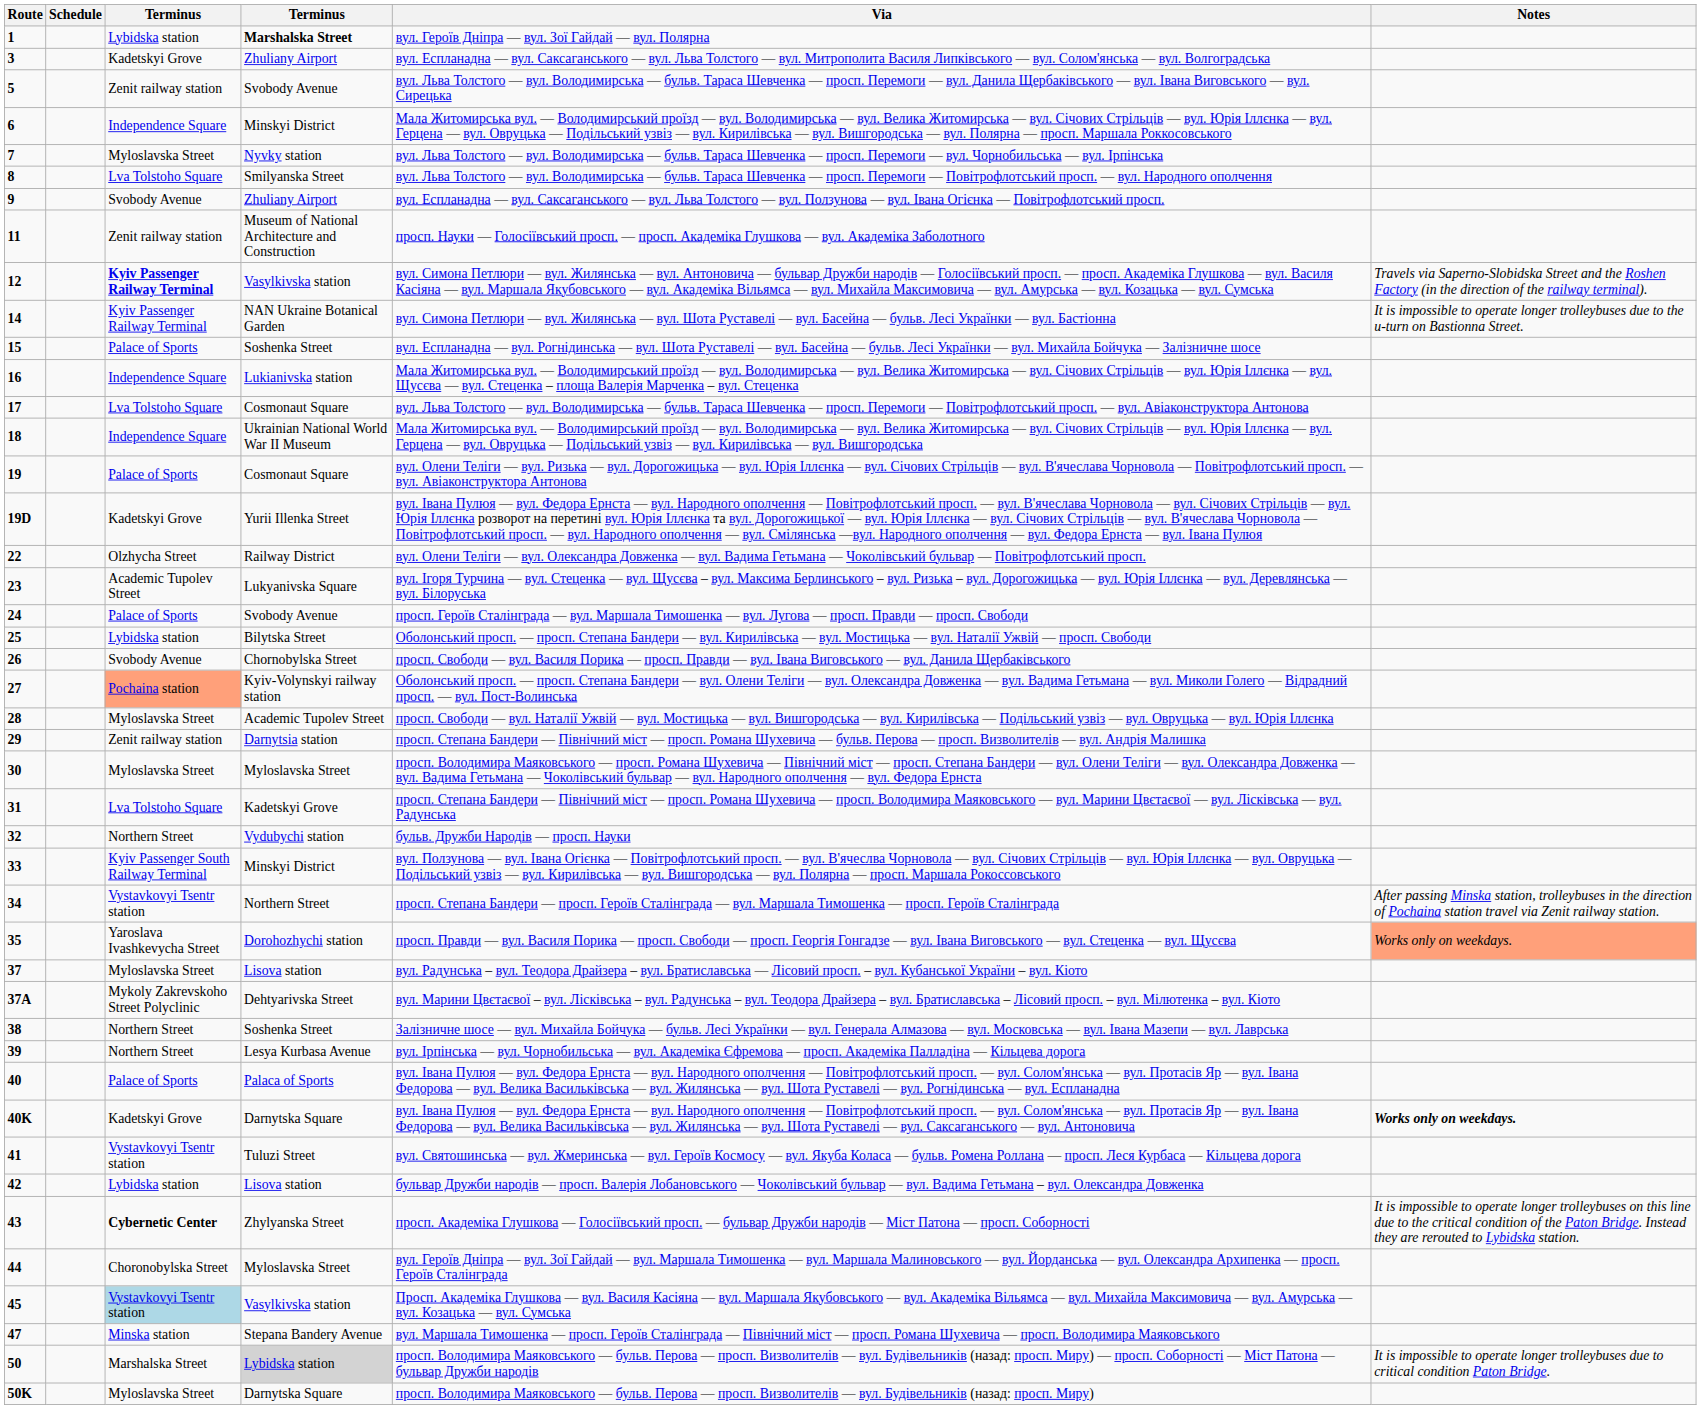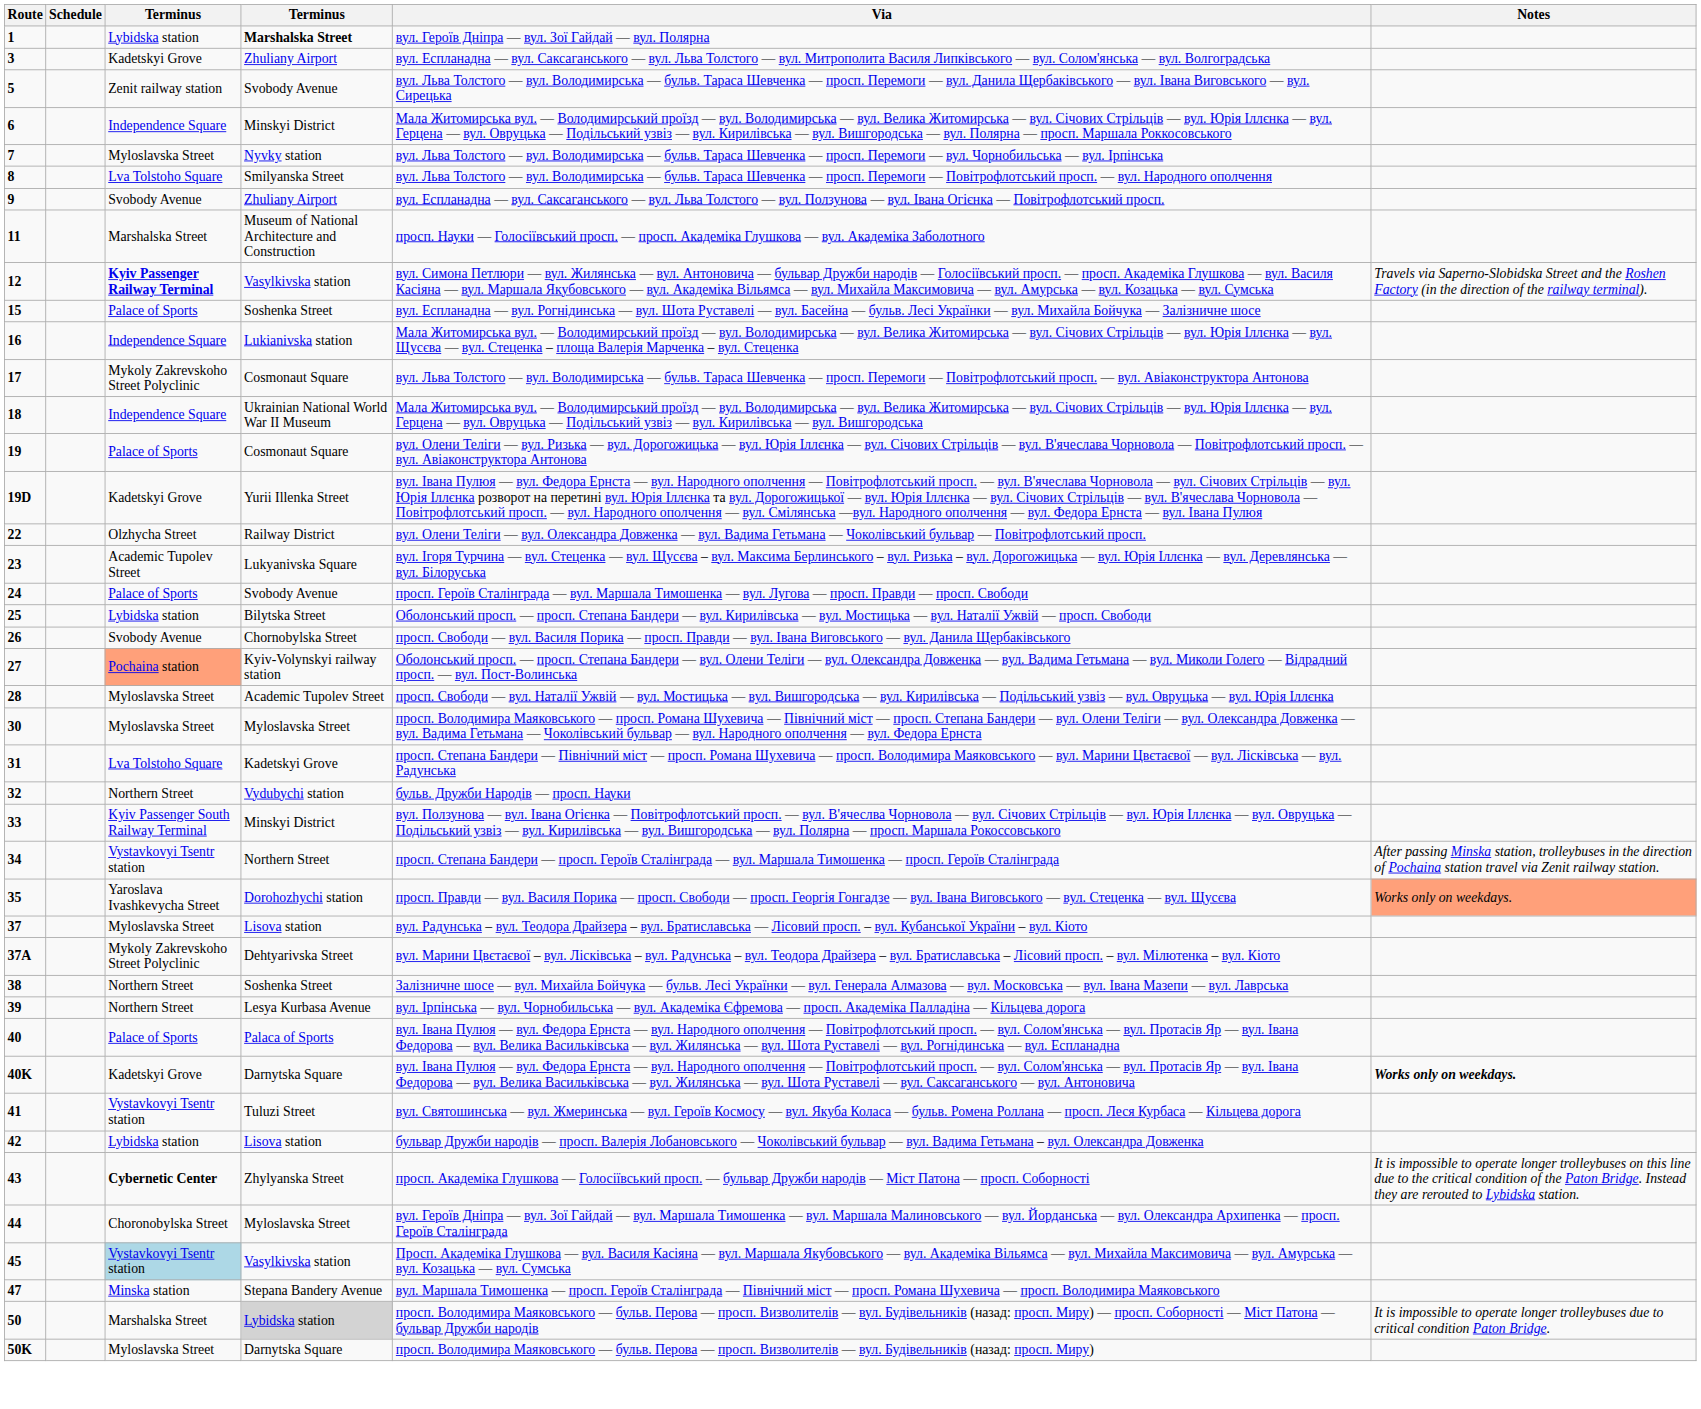(165, 236) Zenit railway station -> (158, 236) Marshalska Street
- row: (14, 318)
(165, 407) Lva Tolstoho Square -> (168, 377) Mykoly Zakrevskoho Street Polyclinic
- row: (14, 740)
